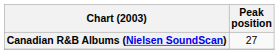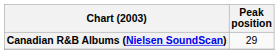(252, 40) 27 -> (252, 40) 29
